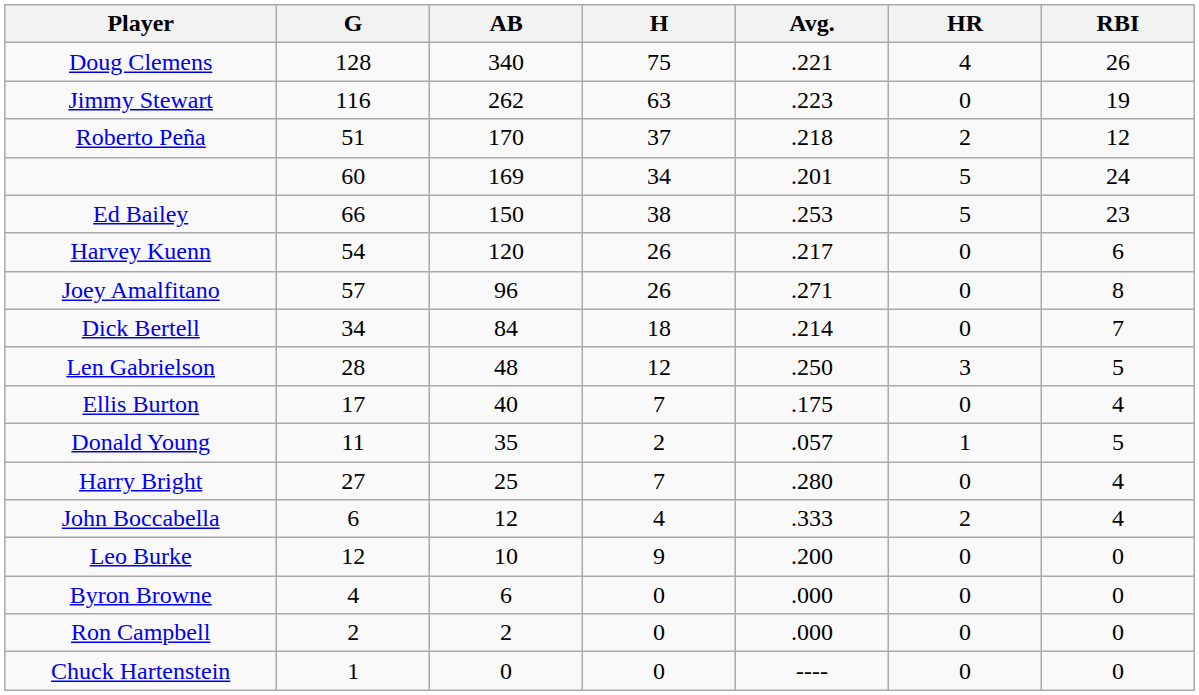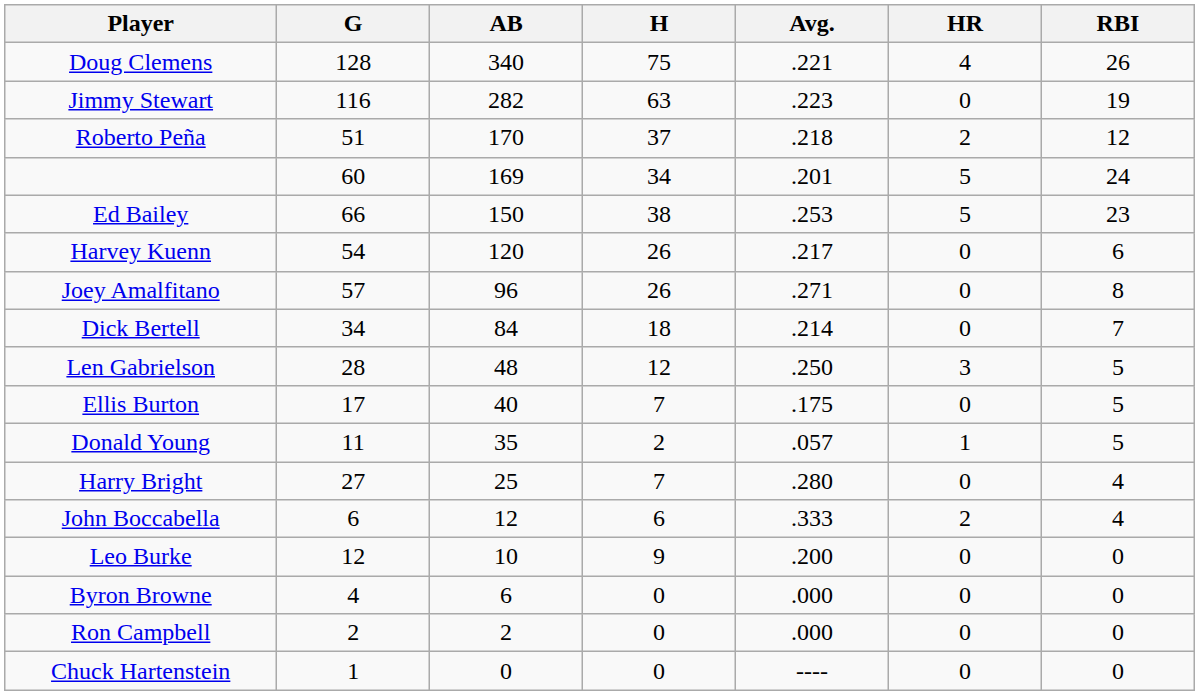(506, 99) 262 -> (506, 99) 282
(1118, 404) 4 -> (1118, 404) 5
(659, 518) 4 -> (659, 518) 6
